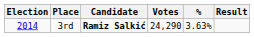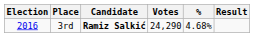(27, 26) 2014 -> (27, 26) 2016
(199, 26) 3.63% -> (199, 26) 4.68%
